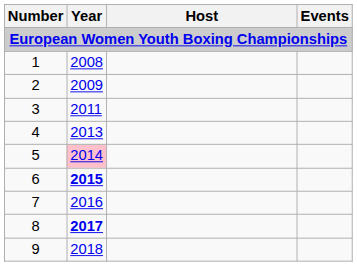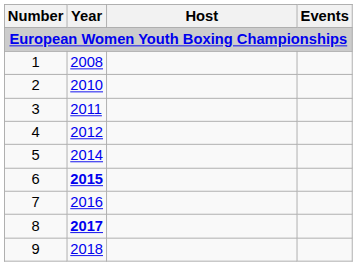(87, 86) 2009 -> (87, 86) 2010
(87, 132) 2013 -> (87, 132) 2012
(87, 156) pink background -> (87, 156) no background
